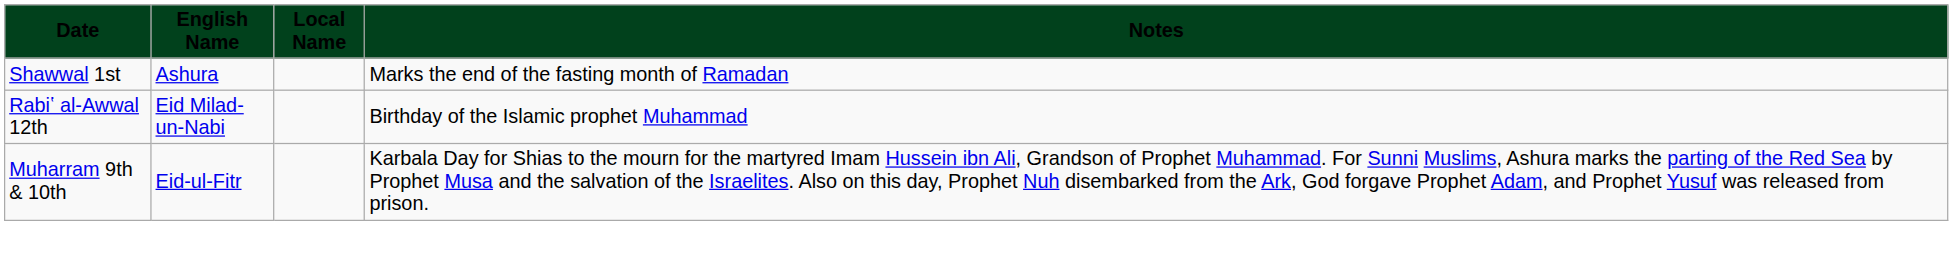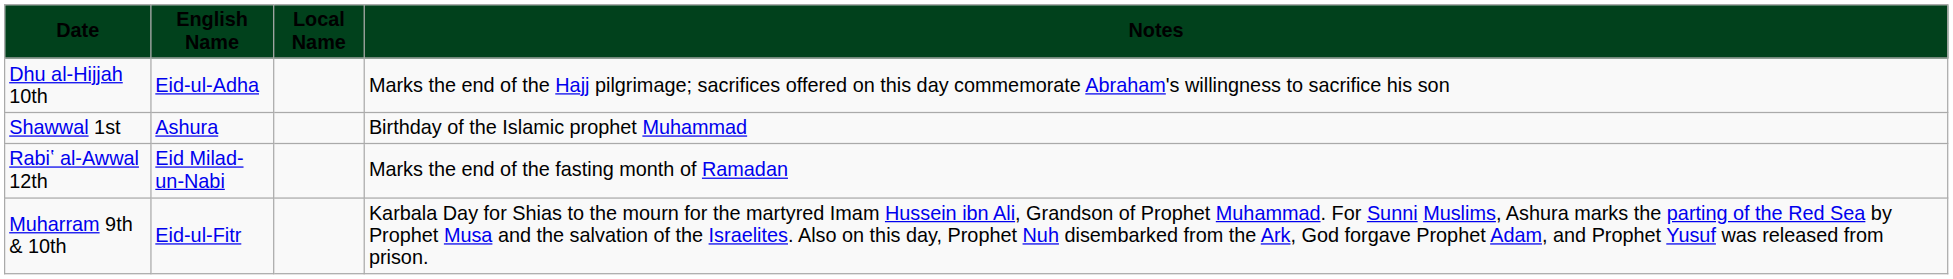+ row: (66, 85)
(579, 74) Marks the end of the fasting month of Ramadan -> (558, 127) Birthday of the Islamic prophet Muhammad
(559, 116) Birthday of the Islamic prophet Muhammad -> (578, 170) Marks the end of the fasting month of Ramadan
